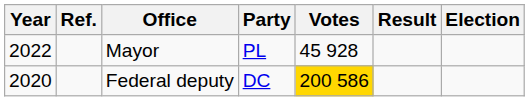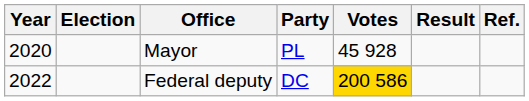columns swapped: (483, 19) <-> (79, 19)
(30, 50) 2022 -> (30, 50) 2020
(30, 80) 2020 -> (30, 80) 2022
